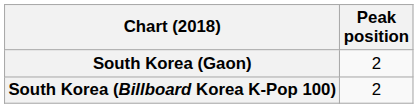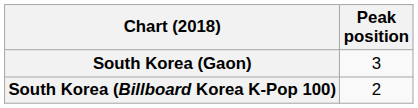(376, 63) 2 -> (376, 63) 3
